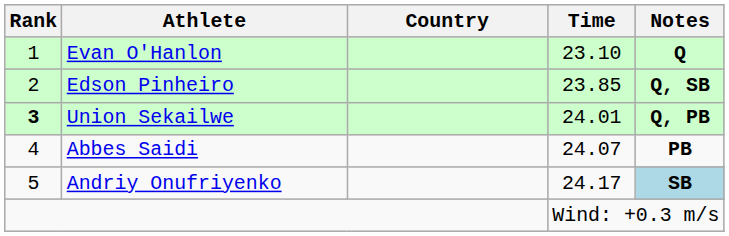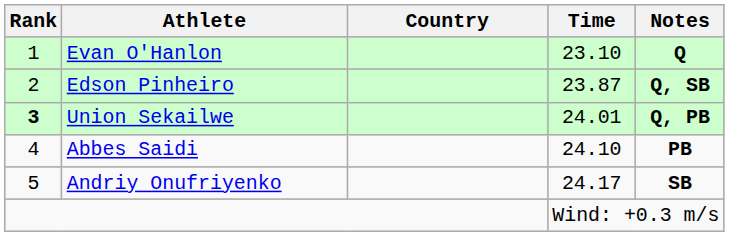(592, 86) 23.85 -> (592, 86) 23.87
(592, 151) 24.07 -> (592, 151) 24.10
(680, 183) lightblue background -> (680, 183) no background
